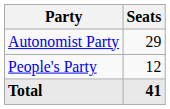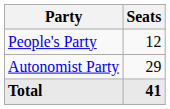rows swapped: (64, 41) <-> (52, 66)
